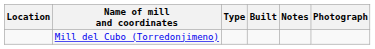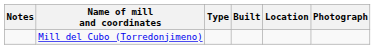columns swapped: (28, 17) <-> (295, 17)
